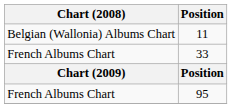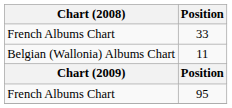rows swapped: (202, 34) <-> (202, 53)
